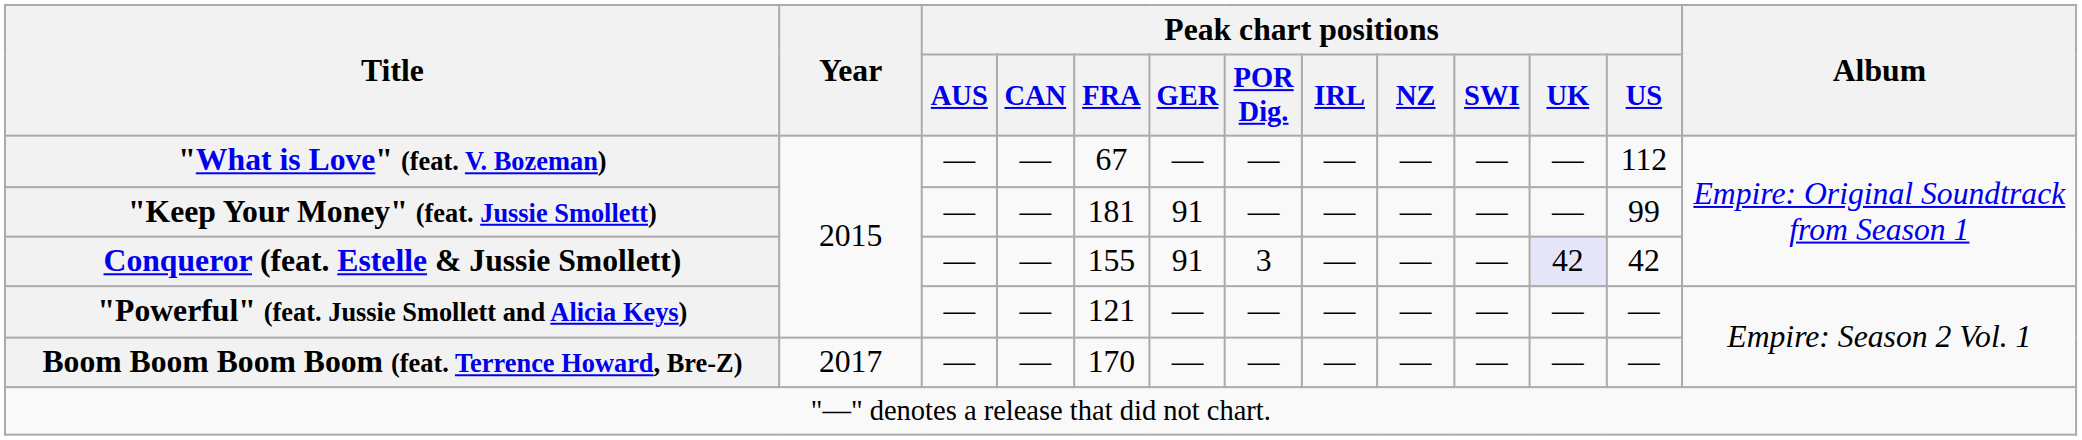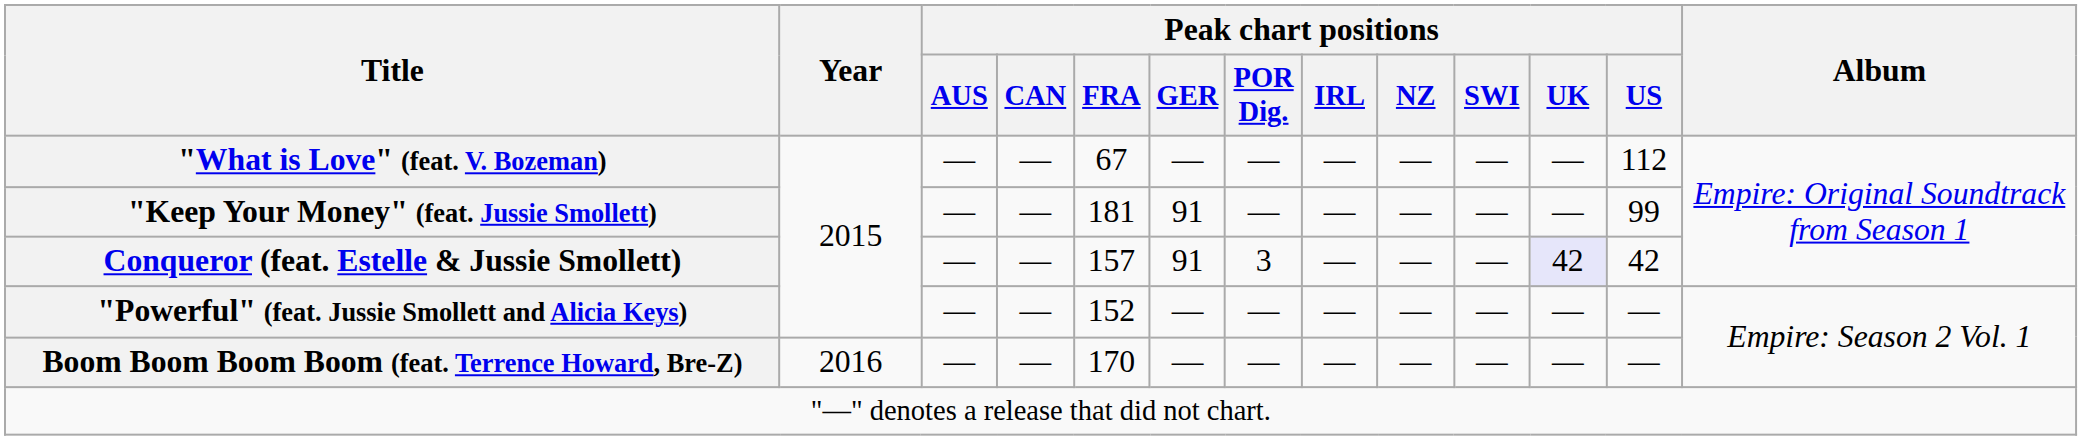(1111, 261) 155 -> (1111, 261) 157
(1111, 311) 121 -> (1111, 311) 152
(851, 361) 2017 -> (851, 361) 2016
